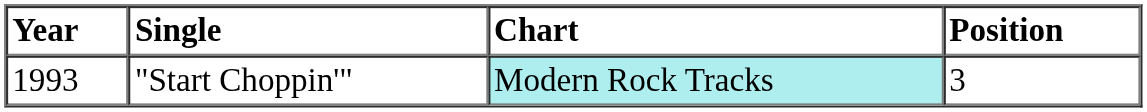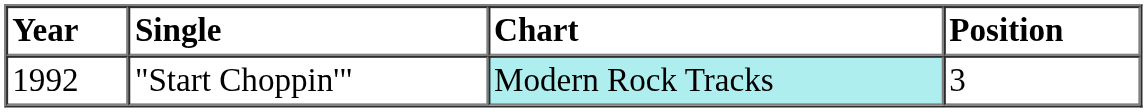(45, 80) 1993 -> (45, 80) 1992
